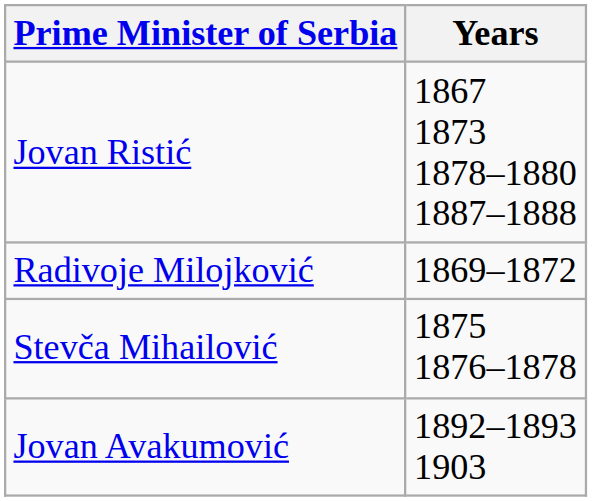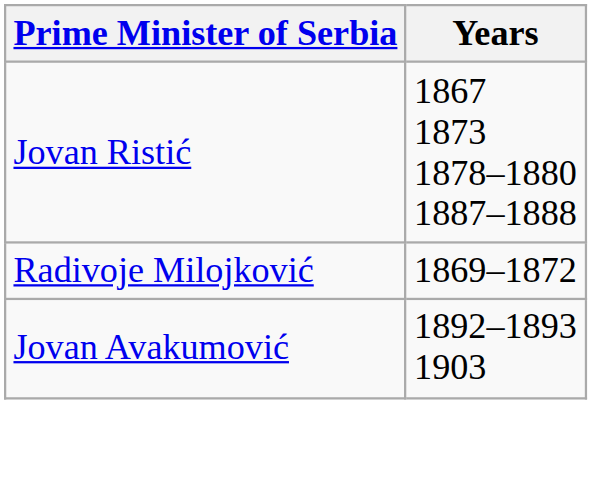- row: (146, 347)
